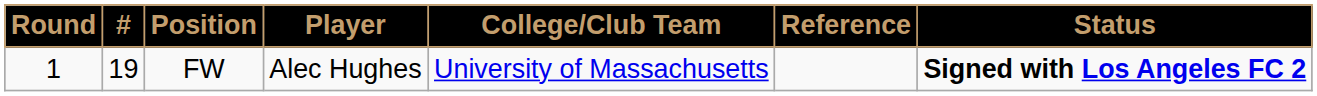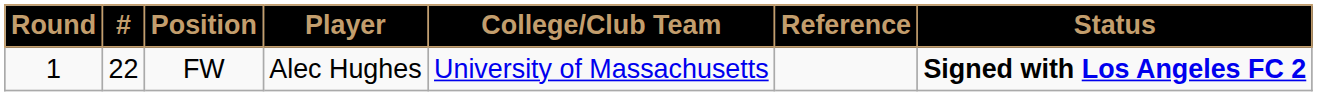(123, 68) 19 -> (123, 68) 22
